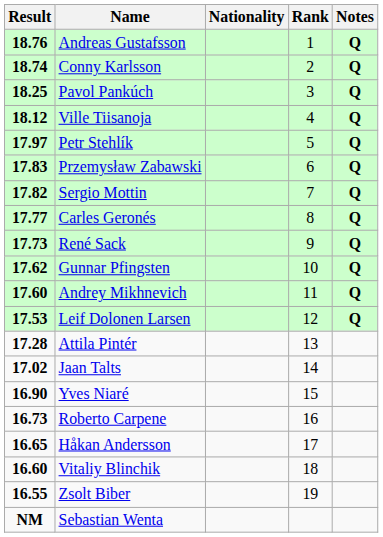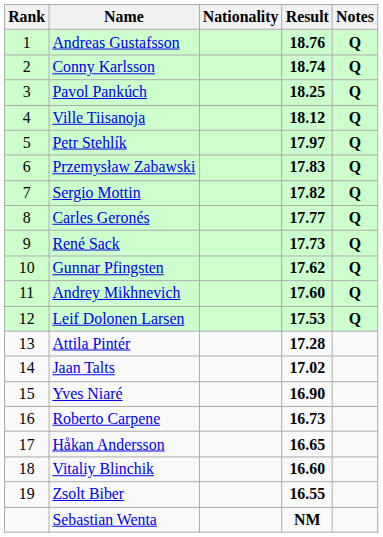columns swapped: (310, 17) <-> (30, 17)
